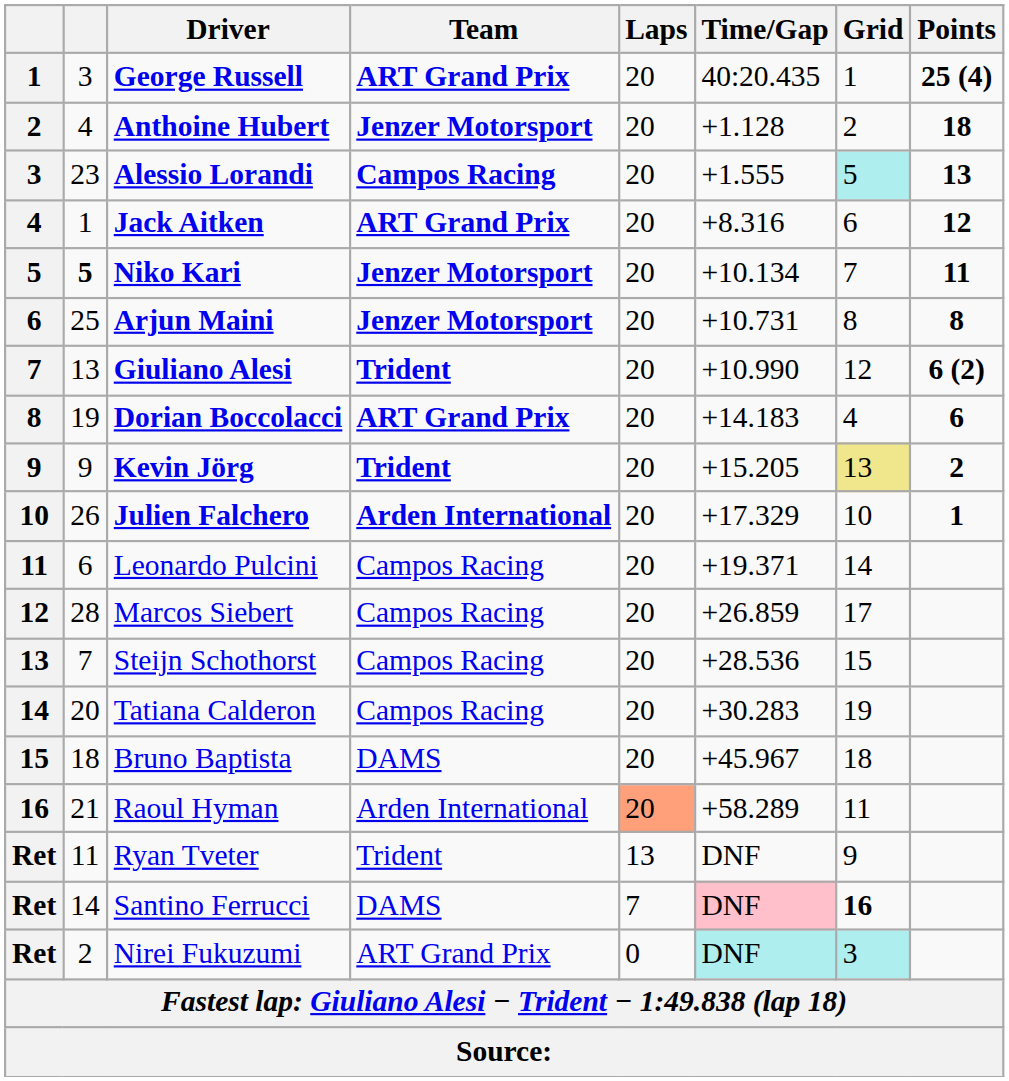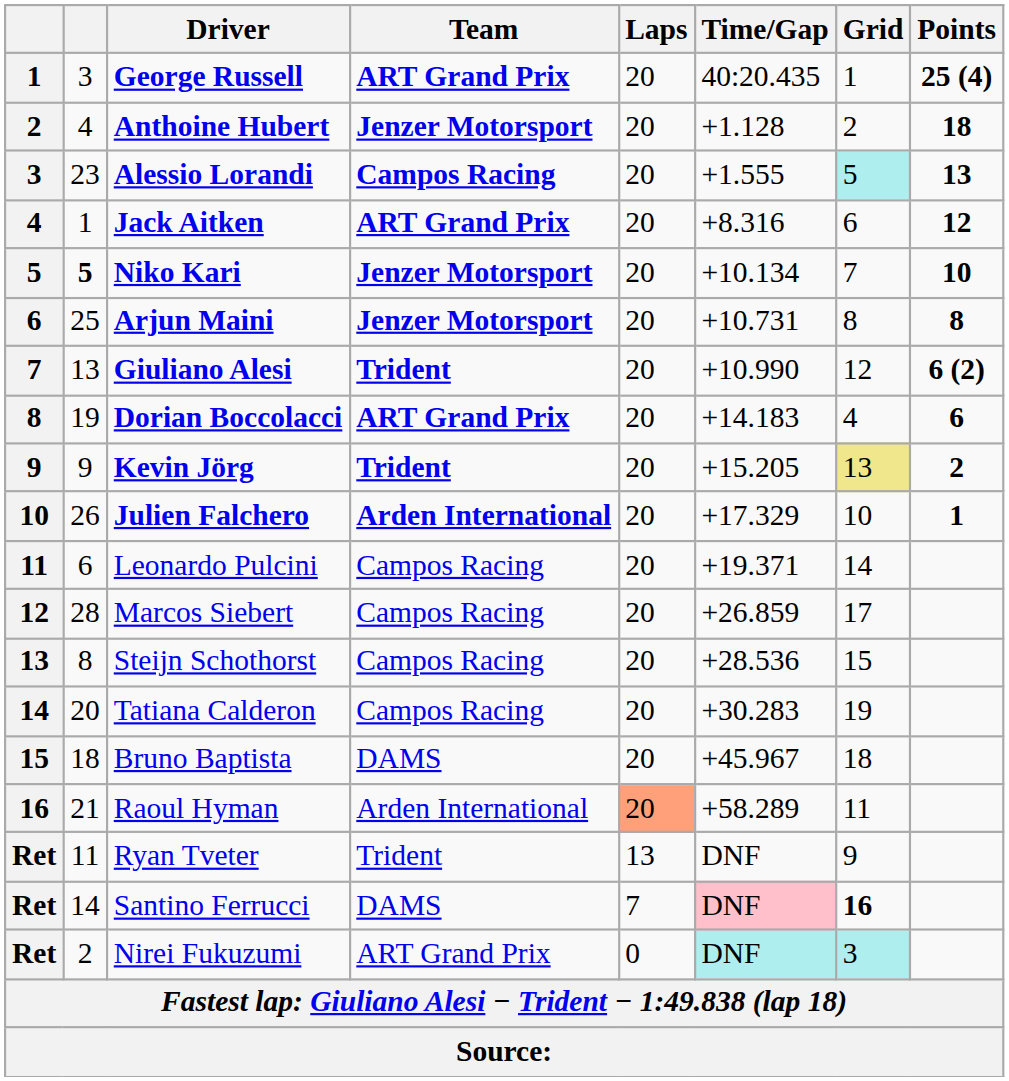(957, 271) 11 -> (957, 271) 10
(85, 661) 7 -> (85, 661) 8
